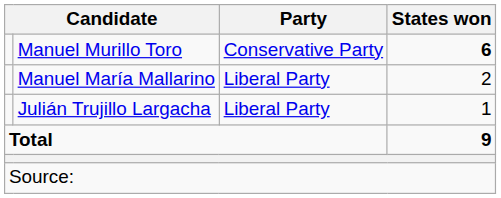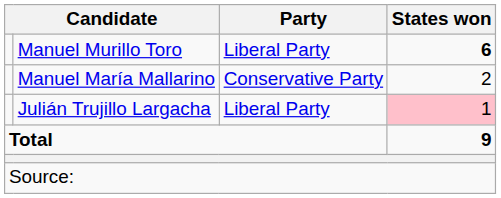(303, 49) Conservative Party -> (277, 49) Liberal Party
(277, 79) Liberal Party -> (303, 79) Conservative Party
(486, 109) no background -> (486, 109) pink background
